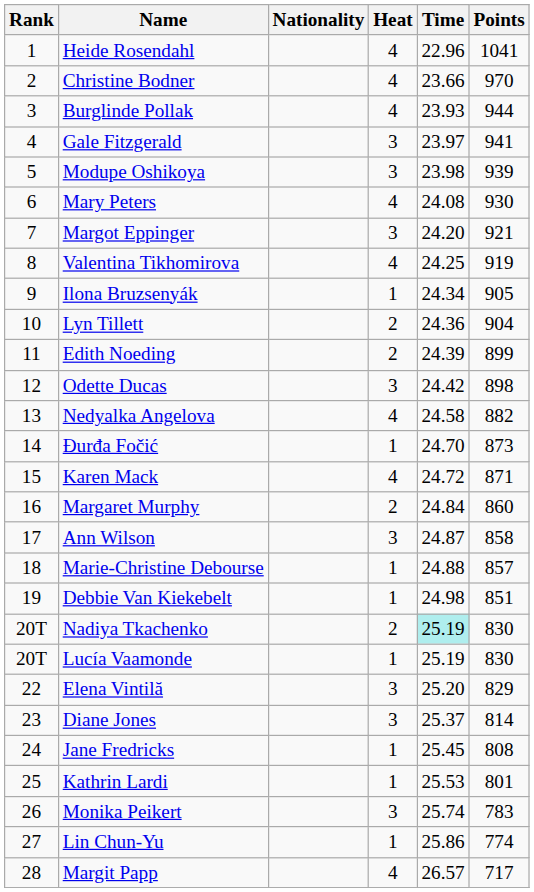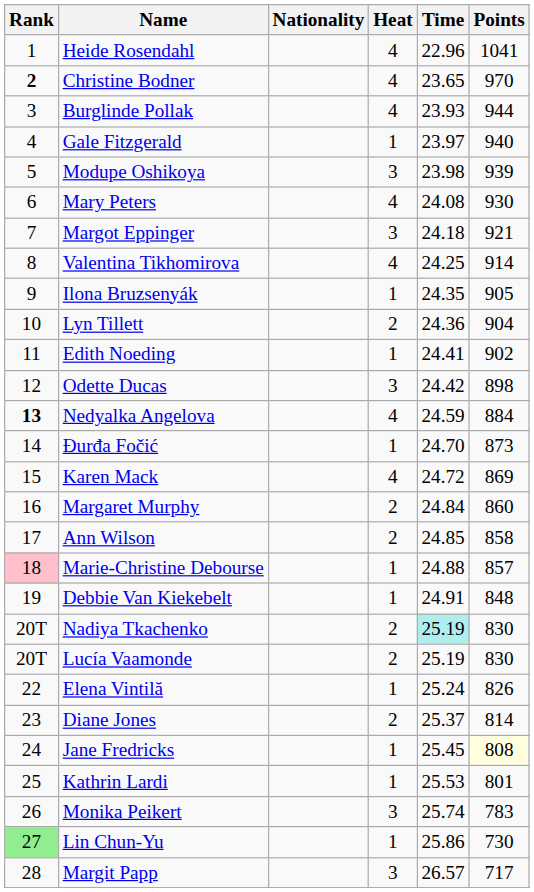(31, 80) normal -> (31, 80) bold
(443, 80) 23.66 -> (443, 80) 23.65
(393, 141) 3 -> (393, 141) 1
(499, 141) 941 -> (499, 141) 940
(443, 232) 24.20 -> (443, 232) 24.18
(499, 263) 919 -> (499, 263) 914
(443, 293) 24.34 -> (443, 293) 24.35
(393, 354) 2 -> (393, 354) 1
(443, 354) 24.39 -> (443, 354) 24.41
(499, 354) 899 -> (499, 354) 902
(31, 415) normal -> (31, 415) bold
(443, 415) 24.58 -> (443, 415) 24.59
(499, 415) 882 -> (499, 415) 884
(499, 476) 871 -> (499, 476) 869
(393, 537) 3 -> (393, 537) 2
(443, 537) 24.87 -> (443, 537) 24.85
(31, 567) no background -> (31, 567) pink background
(443, 598) 24.98 -> (443, 598) 24.91
(499, 598) 851 -> (499, 598) 848
(393, 659) 1 -> (393, 659) 2
(393, 689) 3 -> (393, 689) 1
(443, 689) 25.20 -> (443, 689) 25.24
(499, 689) 829 -> (499, 689) 826
(393, 720) 3 -> (393, 720) 2
(499, 750) no background -> (499, 750) lightyellow background
(31, 841) no background -> (31, 841) lightgreen background
(499, 841) 774 -> (499, 841) 730
(393, 872) 4 -> (393, 872) 3
